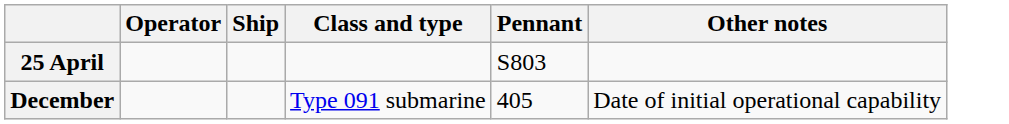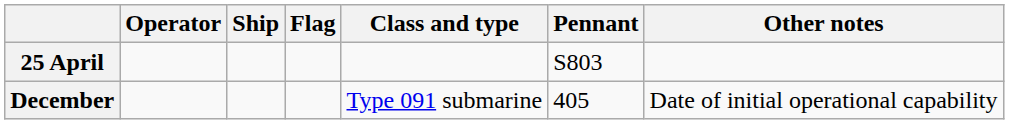+ column: (313, 23)
